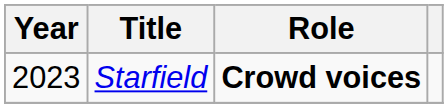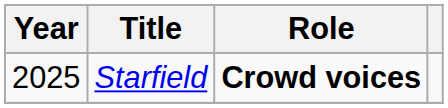(46, 77) 2023 -> (46, 77) 2025
